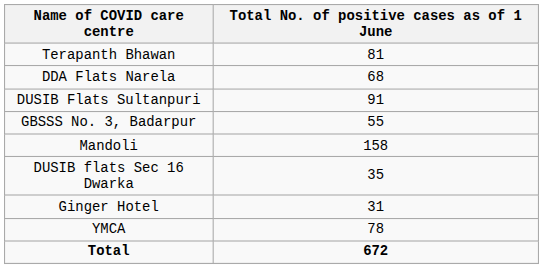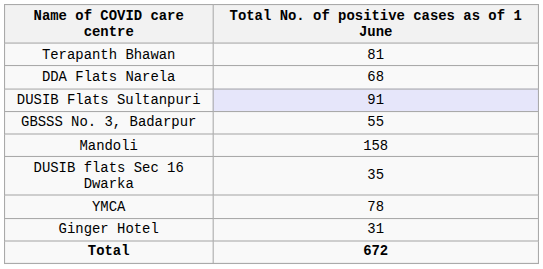(376, 100) no background -> (376, 100) lavender background
rows swapped: (109, 229) <-> (109, 207)
